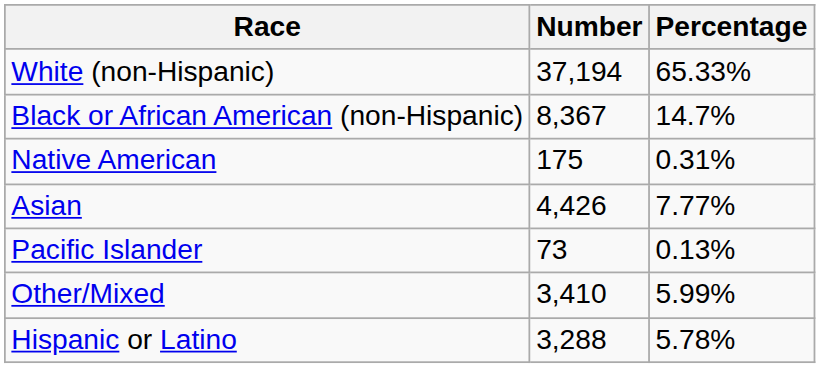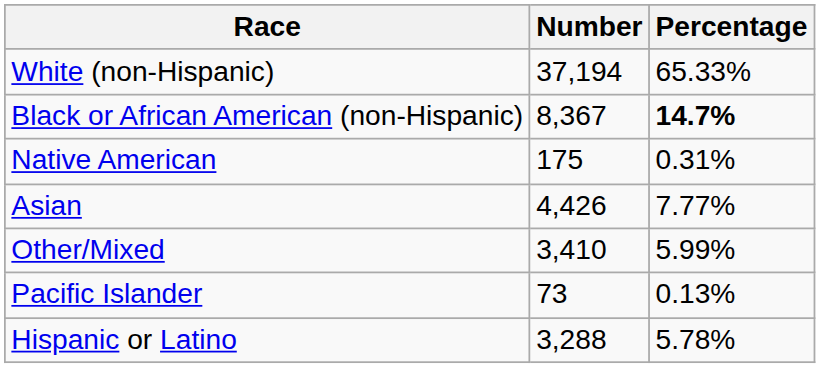(695, 116) normal -> (695, 116) bold
rows swapped: (107, 250) <-> (88, 294)
